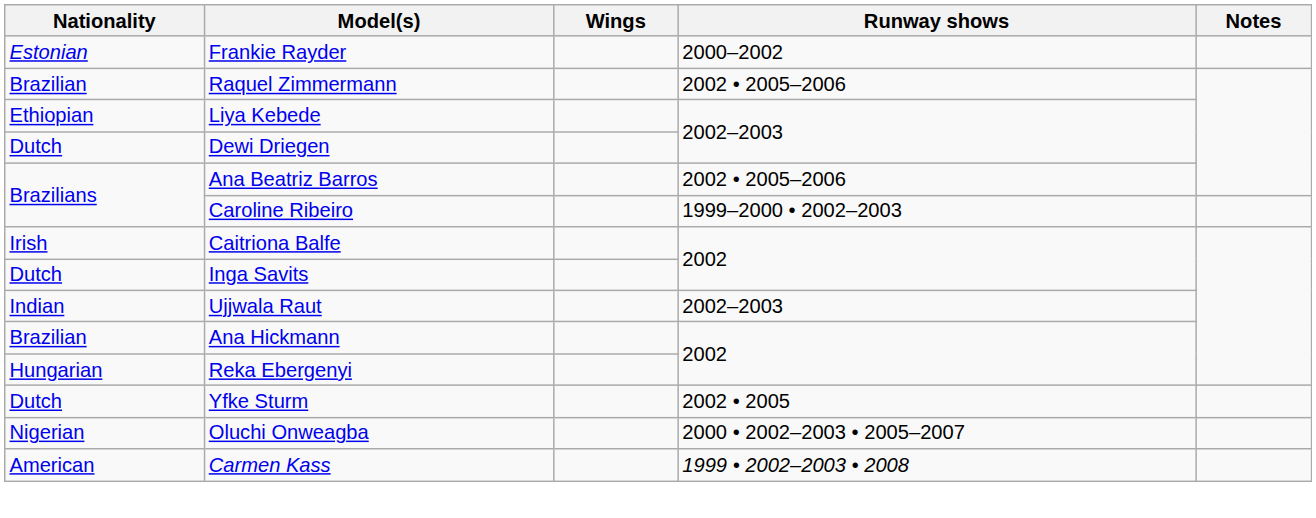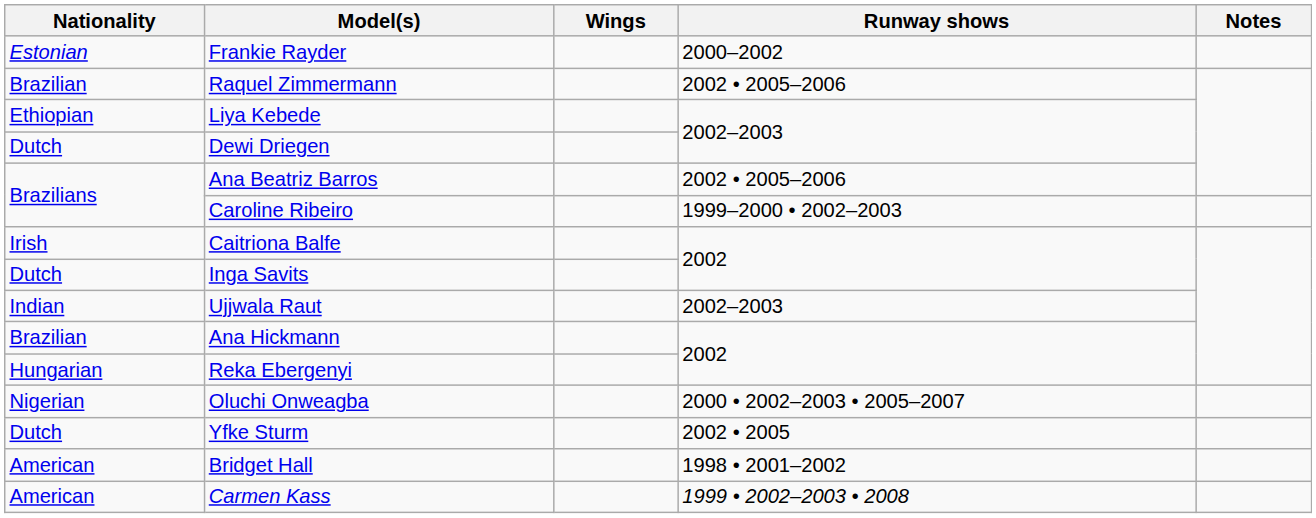rows swapped: (289, 433) <-> (259, 401)
+ row: (261, 464)
